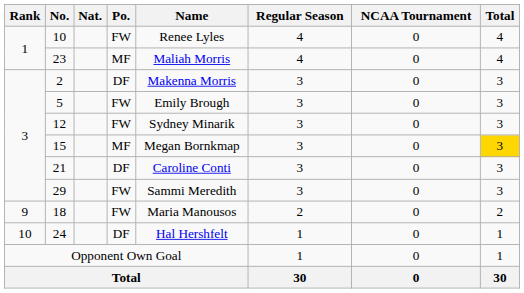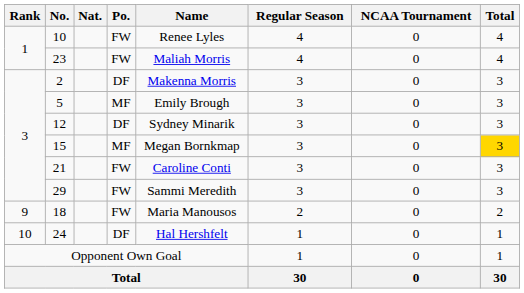(121, 59) MF -> (121, 59) FW
(121, 102) FW -> (121, 102) MF
(121, 124) FW -> (121, 124) DF
(121, 168) DF -> (121, 168) FW
